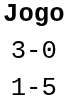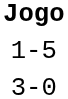rows swapped: (34, 89) <-> (34, 51)
